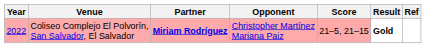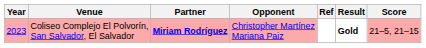columns swapped: (344, 12) <-> (412, 12)
(16, 31) 2022 -> (16, 31) 2023
